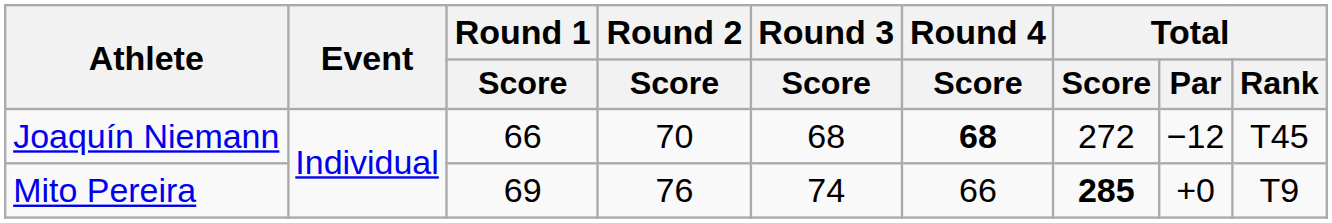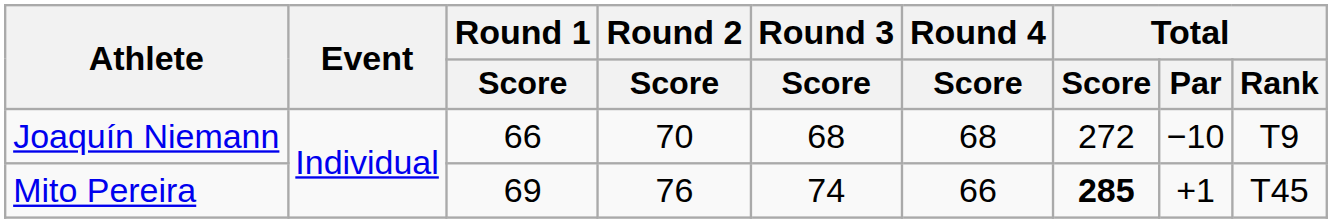(978, 137) bold -> (978, 137) normal
(1196, 137) −12 -> (1196, 137) −10
(1279, 137) T45 -> (1279, 137) T9
(1196, 190) +0 -> (1196, 190) +1
(1279, 190) T9 -> (1279, 190) T45
